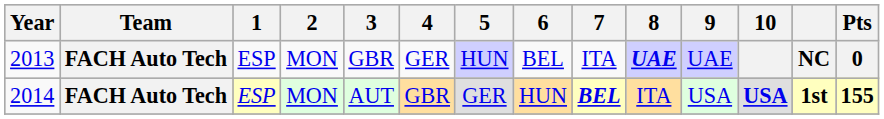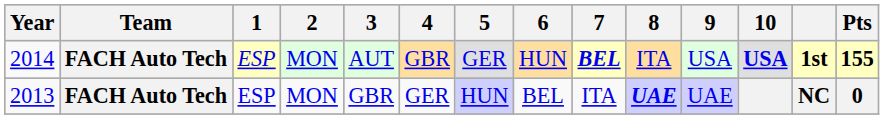rows swapped: (32, 58) <-> (32, 95)
